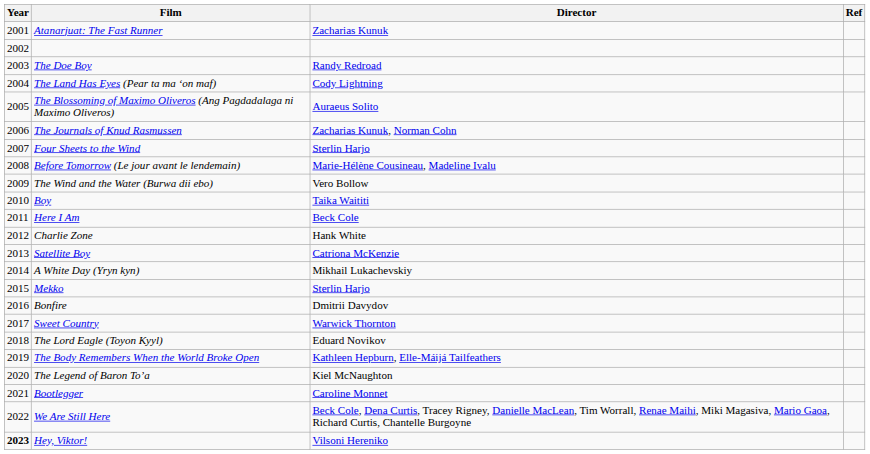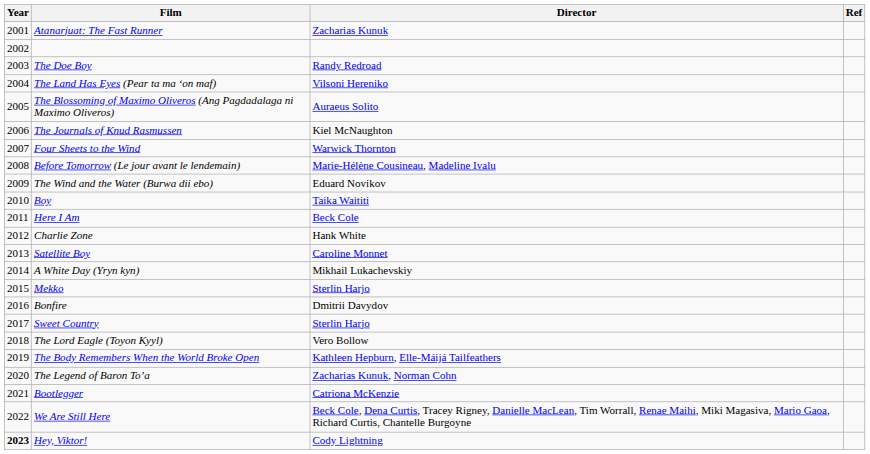(348, 83) Cody Lightning -> (350, 83) Vilsoni Hereniko
(384, 130) Zacharias Kunuk, Norman Cohn -> (352, 130) Kiel McNaughton
(341, 148) Sterlin Harjo -> (354, 148) Warwick Thornton
(340, 183) Vero Bollow -> (349, 183) Eduard Novikov
(356, 253) Catriona McKenzie -> (350, 253) Caroline Monnet
(354, 323) Warwick Thornton -> (341, 323) Sterlin Harjo
(349, 340) Eduard Novikov -> (340, 340) Vero Bollow
(352, 375) Kiel McNaughton -> (384, 375) Zacharias Kunuk, Norman Cohn
(350, 393) Caroline Monnet -> (356, 393) Catriona McKenzie
(350, 440) Vilsoni Hereniko -> (348, 440) Cody Lightning
